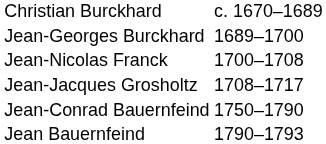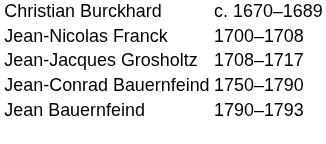- row: (104, 36)
